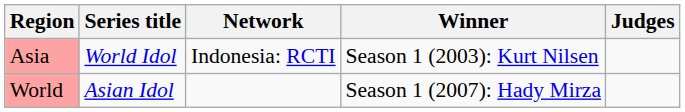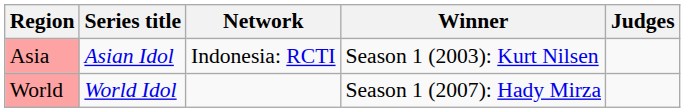(131, 55) World Idol -> (129, 55) Asian Idol
(129, 90) Asian Idol -> (131, 90) World Idol
